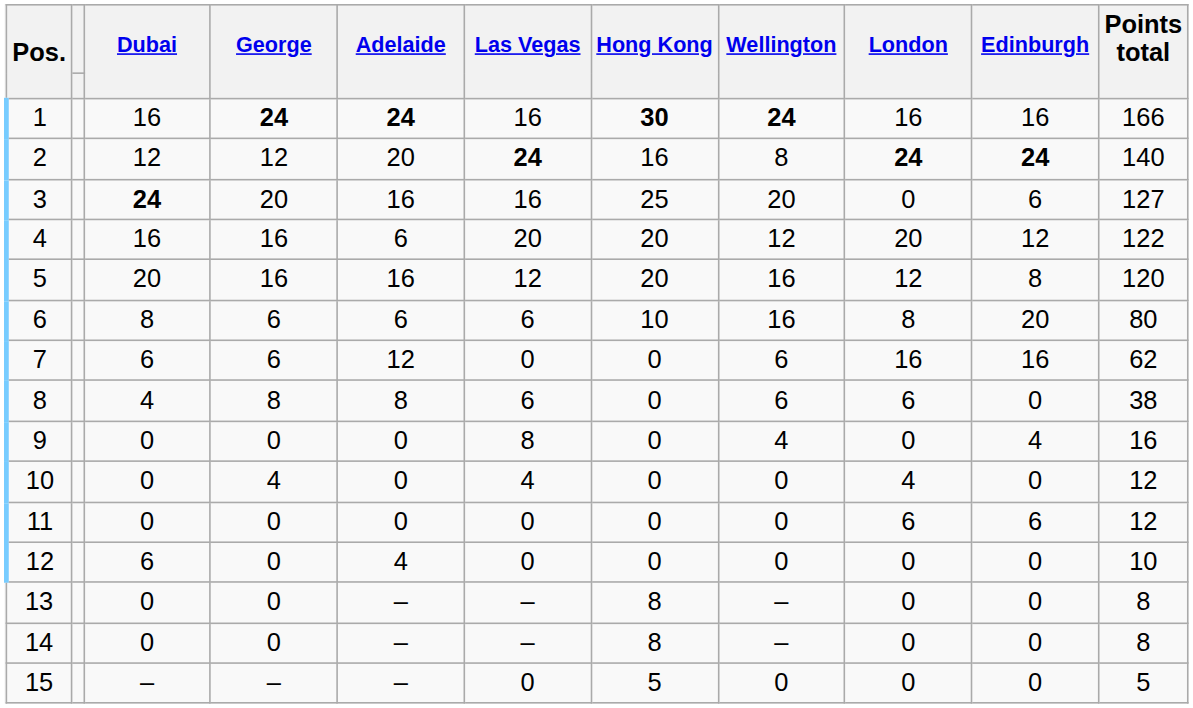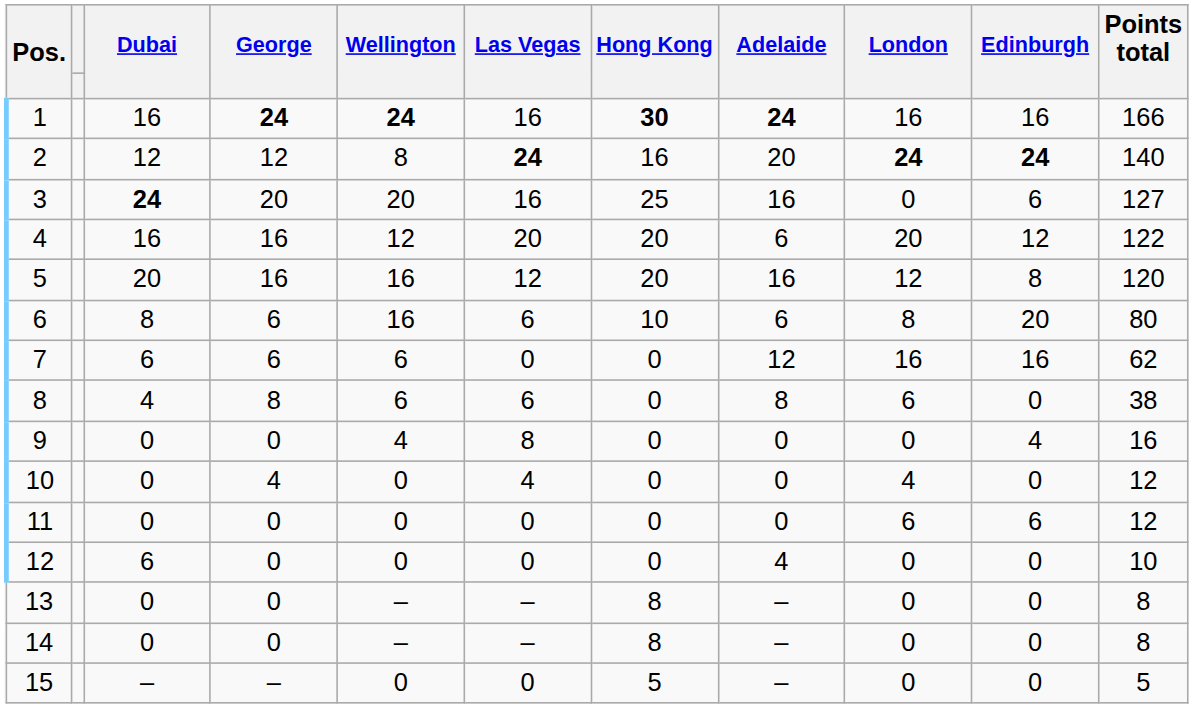columns swapped: (781, 86) <-> (401, 86)
